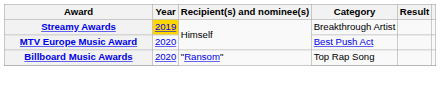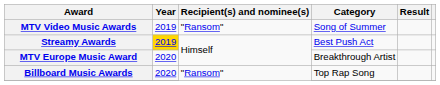+ row: (79, 27)
(355, 27) Breakthrough Artist -> (344, 42) Best Push Act
(344, 42) Best Push Act -> (355, 57) Breakthrough Artist
